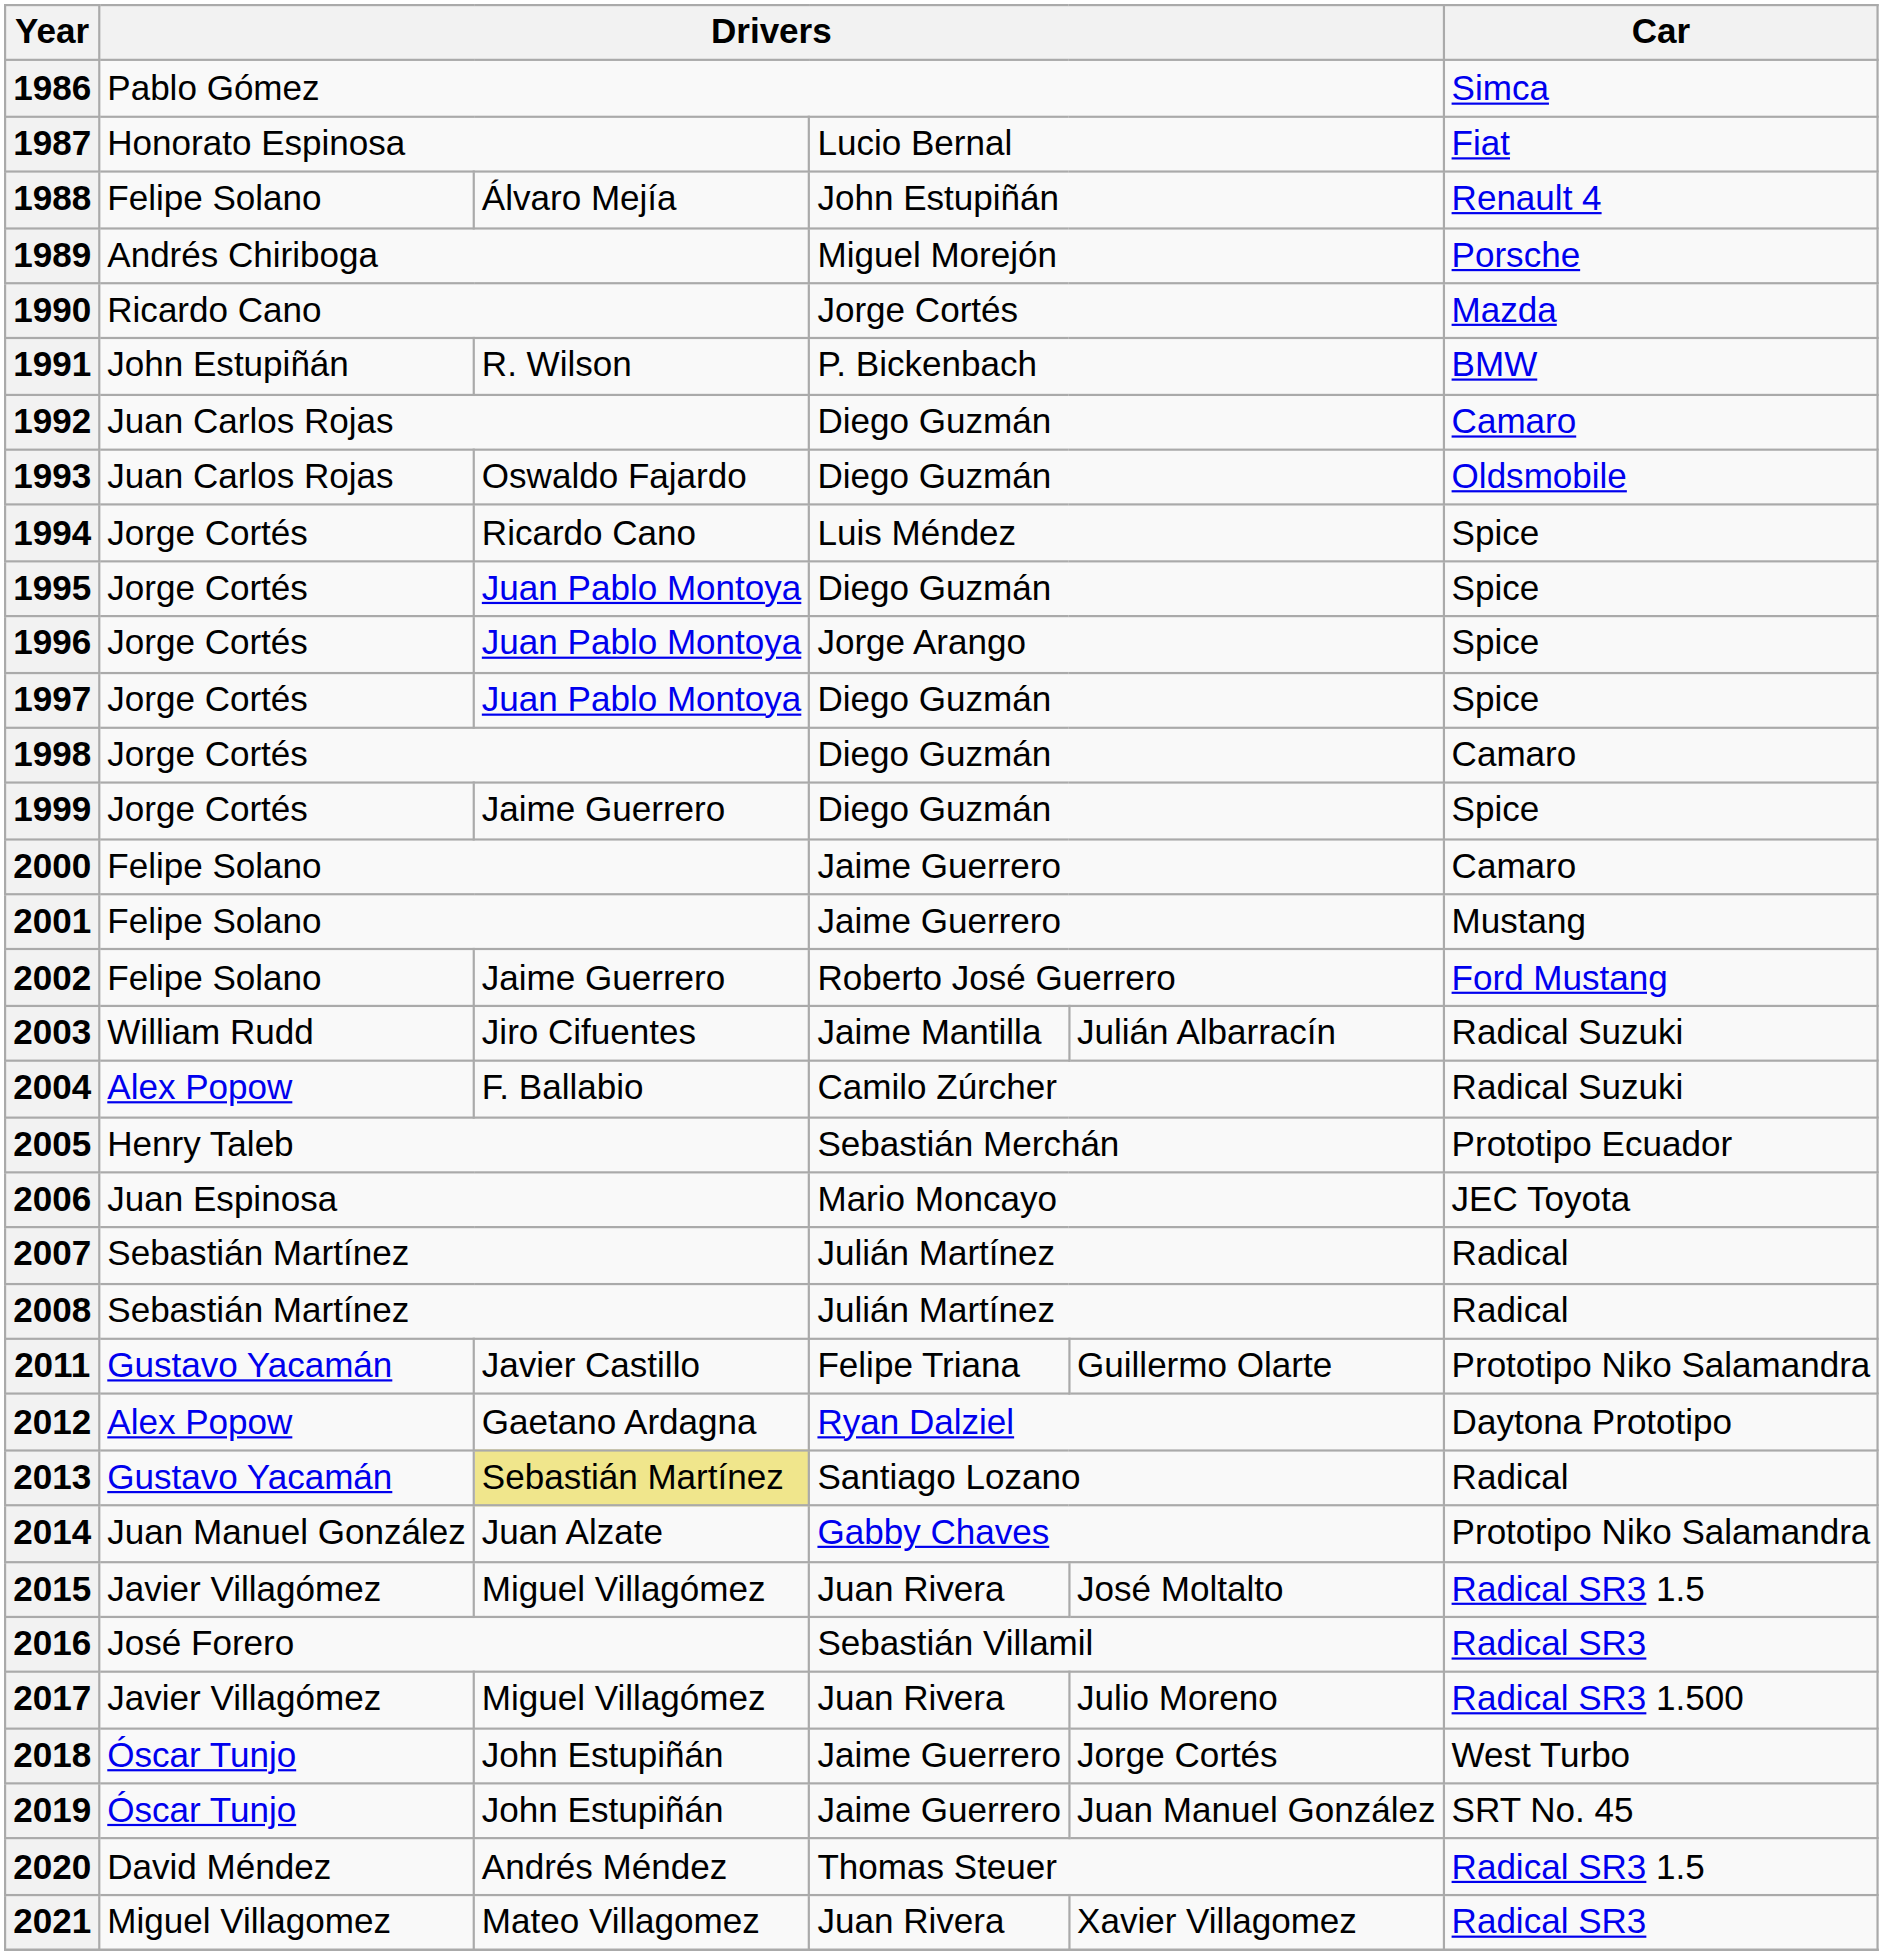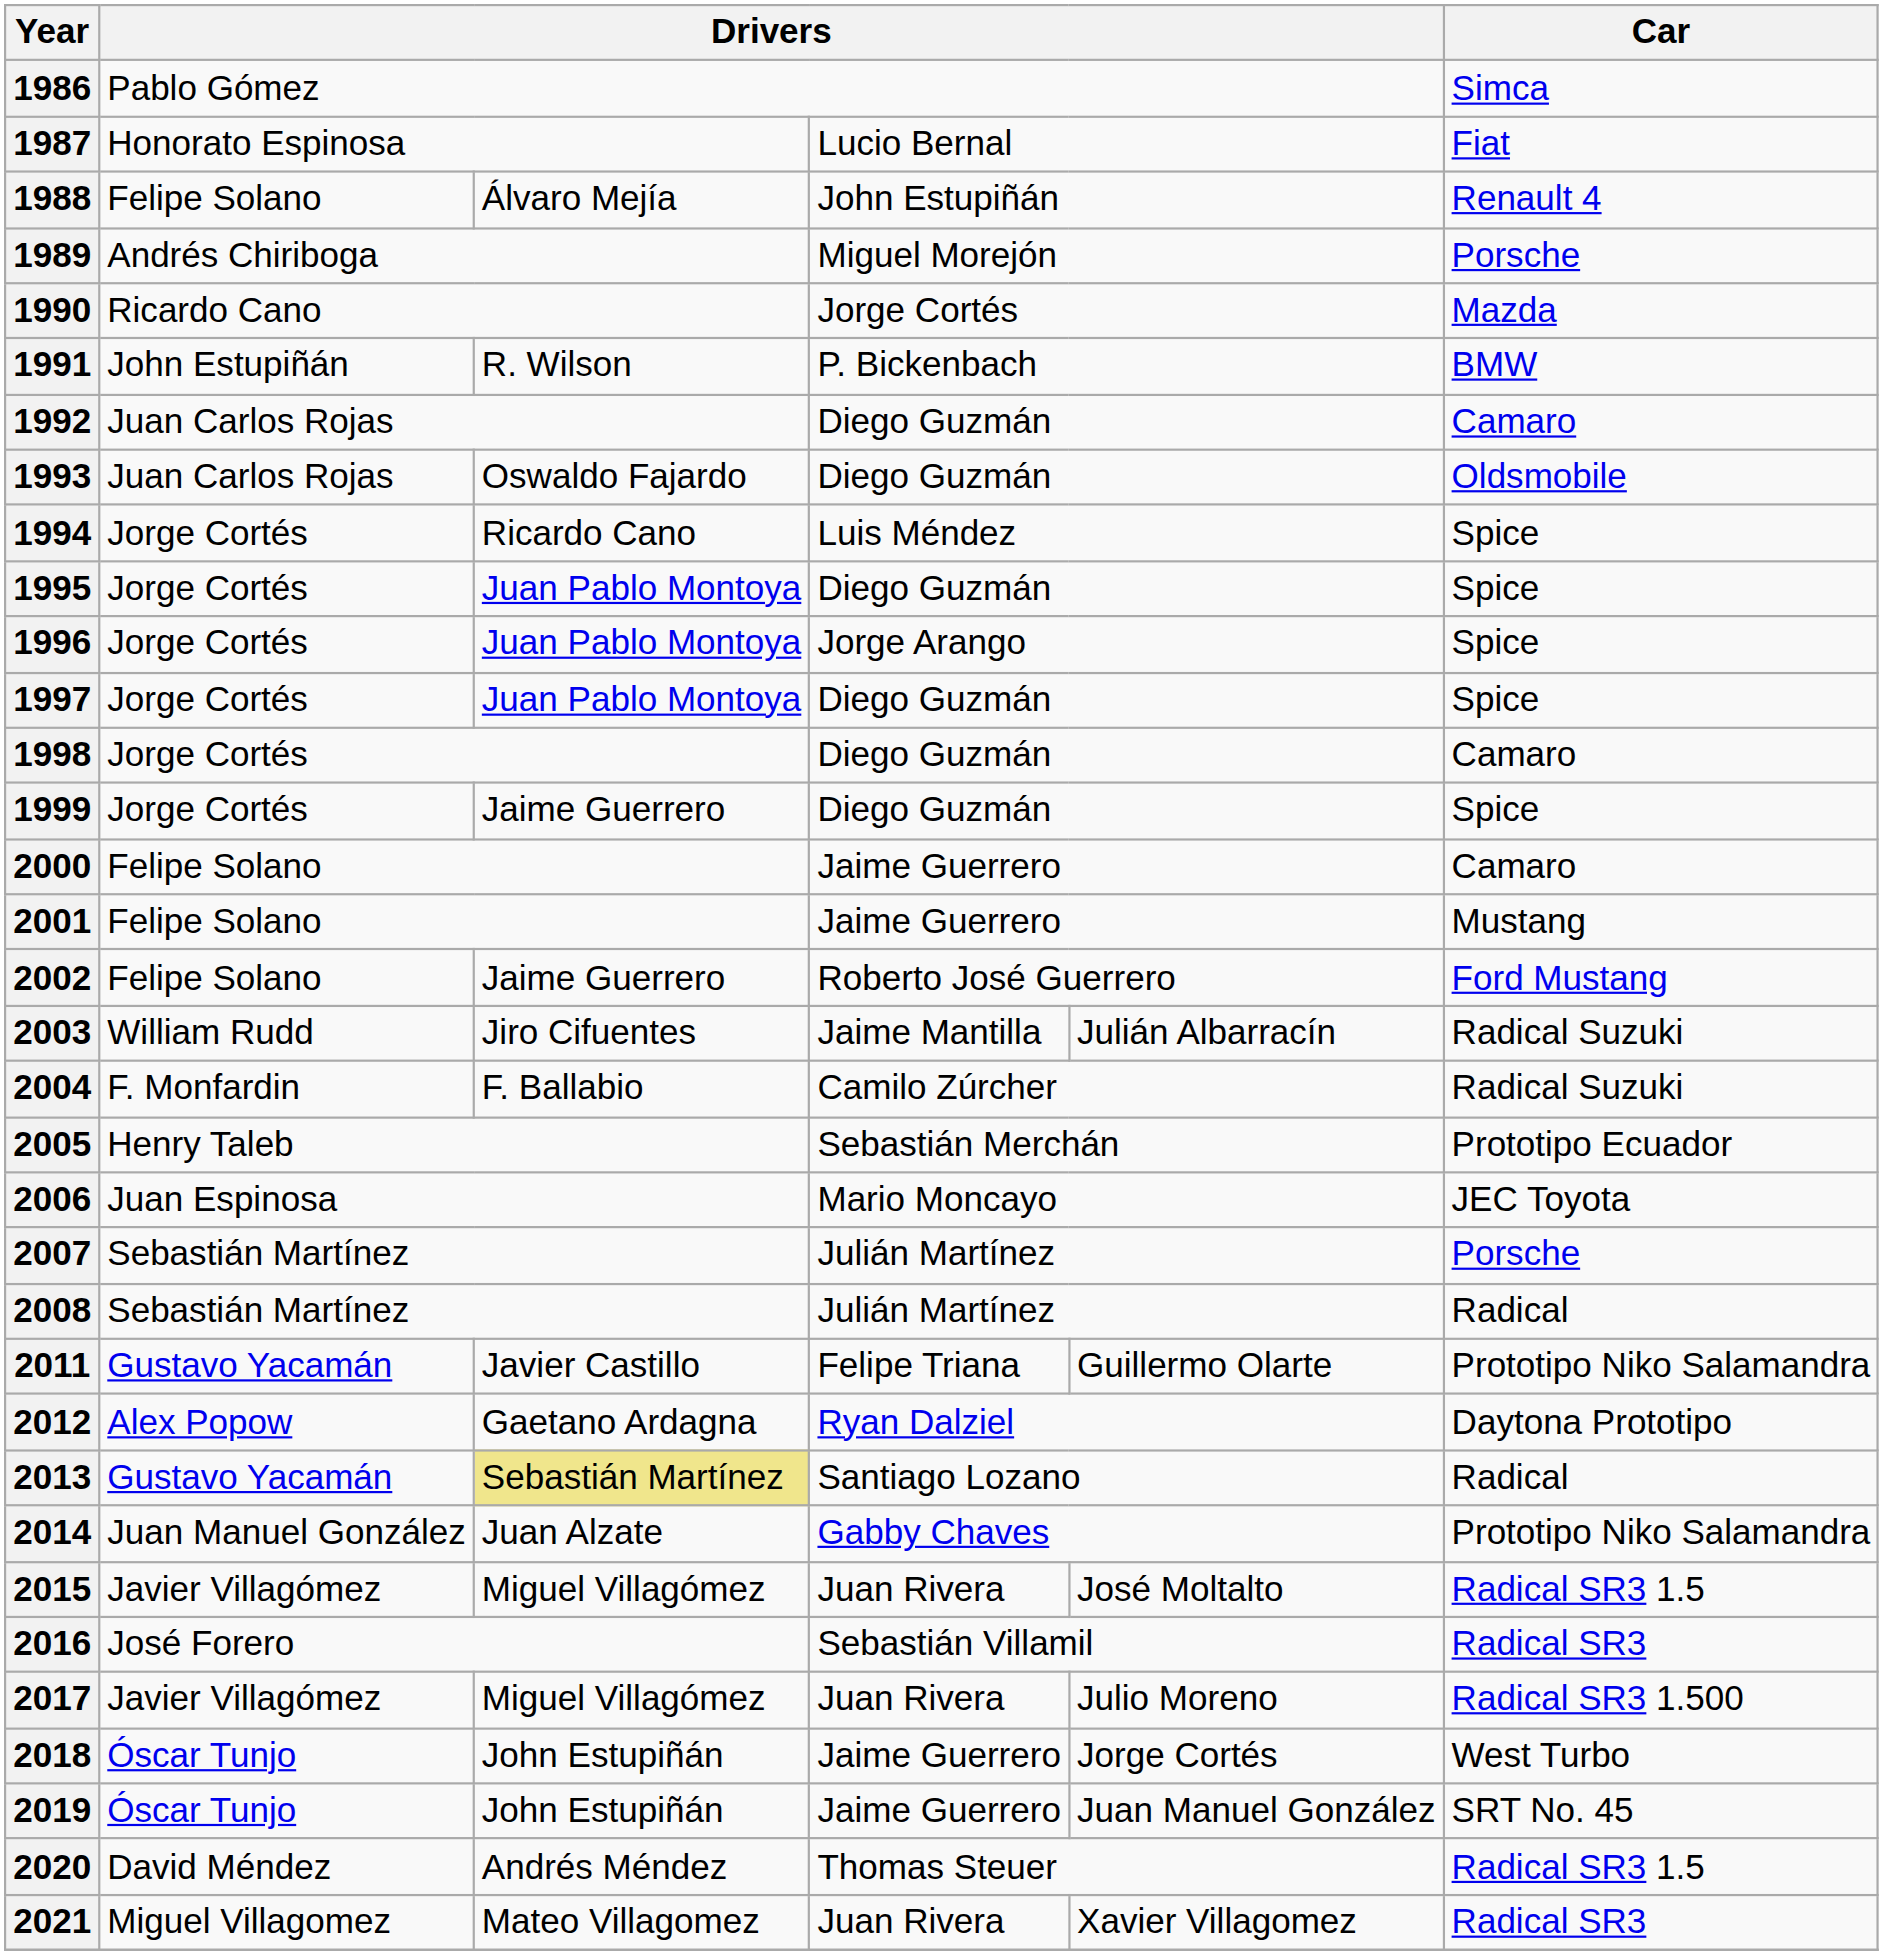(200, 1088) Alex Popow -> (204, 1088) F. Monfardin
(1510, 1254) Radical -> (1516, 1254) Porsche
